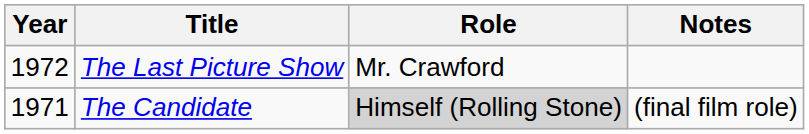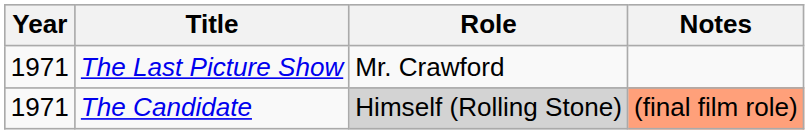(40, 66) 1972 -> (40, 66) 1971
(716, 107) no background -> (716, 107) lightsalmon background
